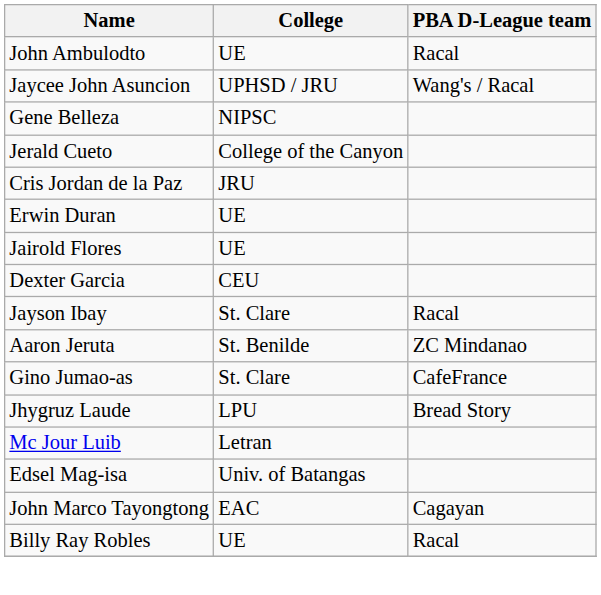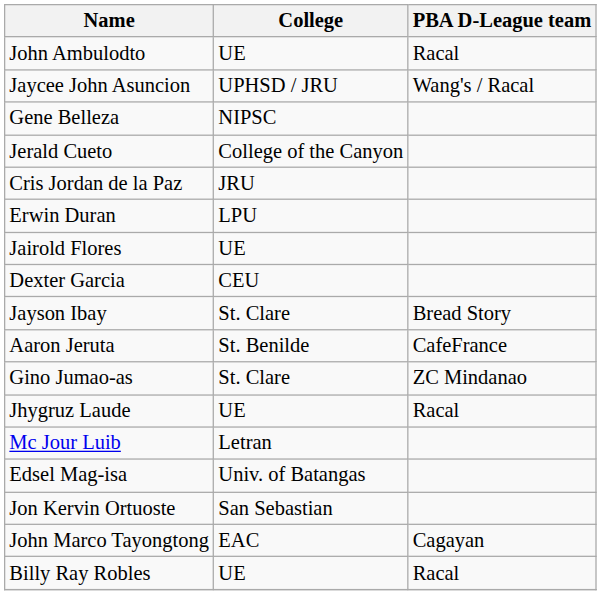(232, 215) UE -> (238, 215) LPU
(436, 313) Racal -> (462, 313) Bread Story
(470, 345) ZC Mindanao -> (460, 345) CafeFrance
(460, 378) CafeFrance -> (470, 378) ZC Mindanao
(238, 410) LPU -> (232, 410) UE
(462, 410) Bread Story -> (436, 410) Racal
+ row: (92, 507)
